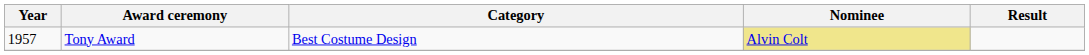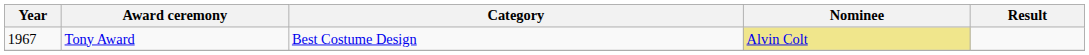(22, 38) 1957 -> (22, 38) 1967
